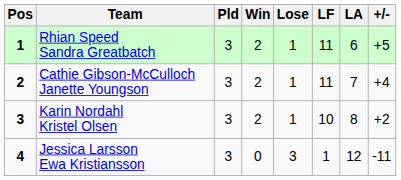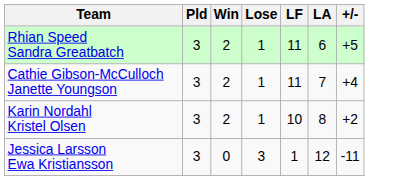- column: (20, 15)
